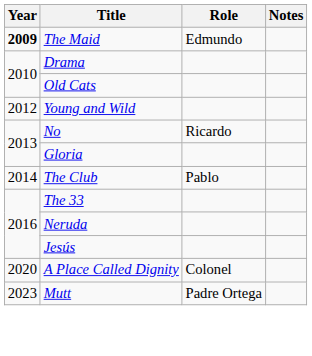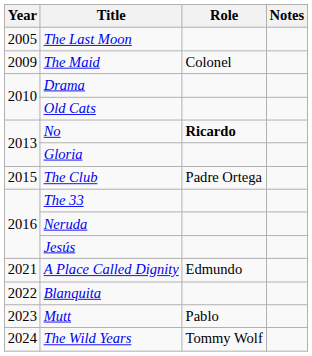+ row: (88, 39)
(22, 39) bold -> (22, 62) normal
(214, 39) Edmundo -> (209, 62) Colonel
- row: (89, 108)
(209, 131) normal -> (211, 131) bold
(22, 177) 2014 -> (22, 177) 2015
(202, 177) Pablo -> (224, 177) Padre Ortega
(22, 270) 2020 -> (22, 270) 2021
(209, 270) Colonel -> (214, 270) Edmundo
+ row: (72, 293)
(224, 293) Padre Ortega -> (202, 316) Pablo
+ row: (87, 339)
